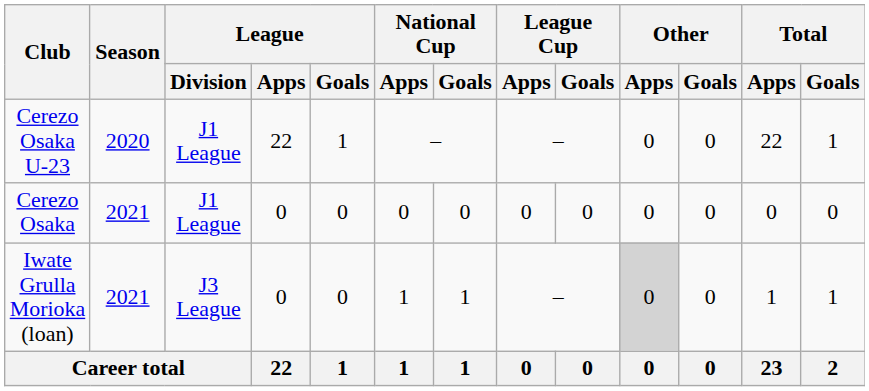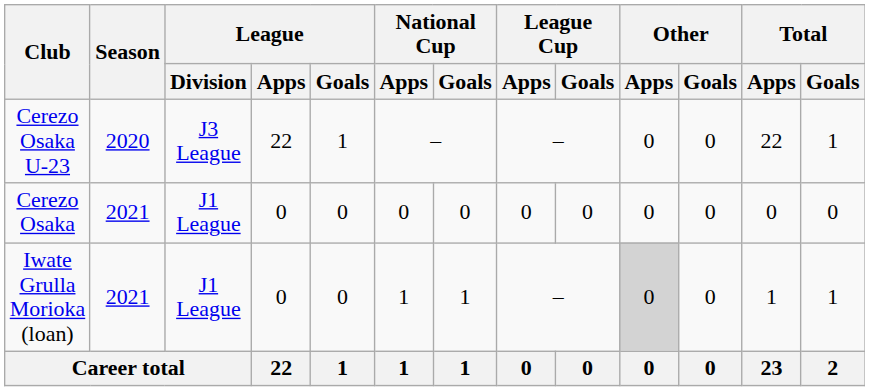(208, 140) J1 League -> (208, 140) J3 League
(208, 296) J3 League -> (208, 296) J1 League
